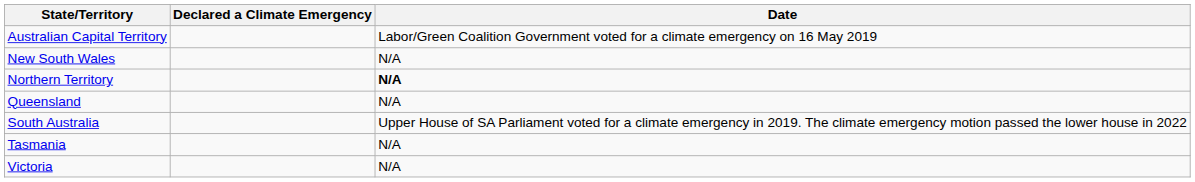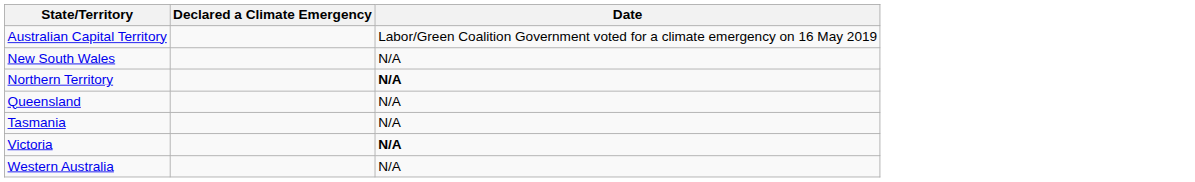- row: (53, 123)
(389, 166) normal -> (390, 144) bold
+ row: (61, 166)
